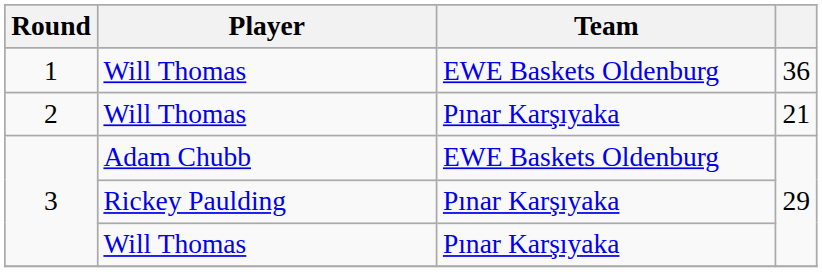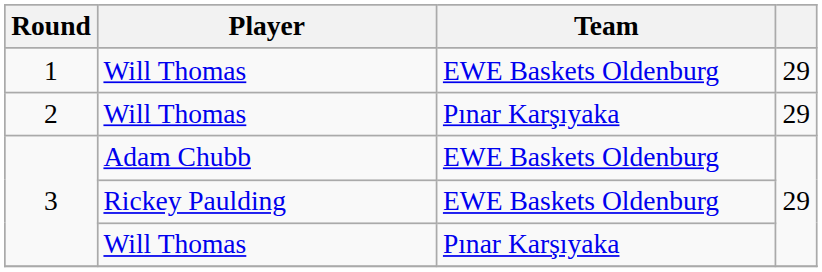(796, 69) 36 -> (796, 69) 29
(796, 113) 21 -> (796, 113) 29
(531, 200) Pınar Karşıyaka -> (581, 200) EWE Baskets Oldenburg
